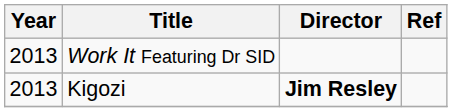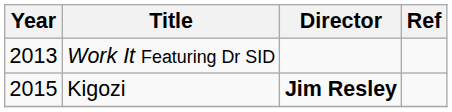(33, 89) 2013 -> (33, 89) 2015
